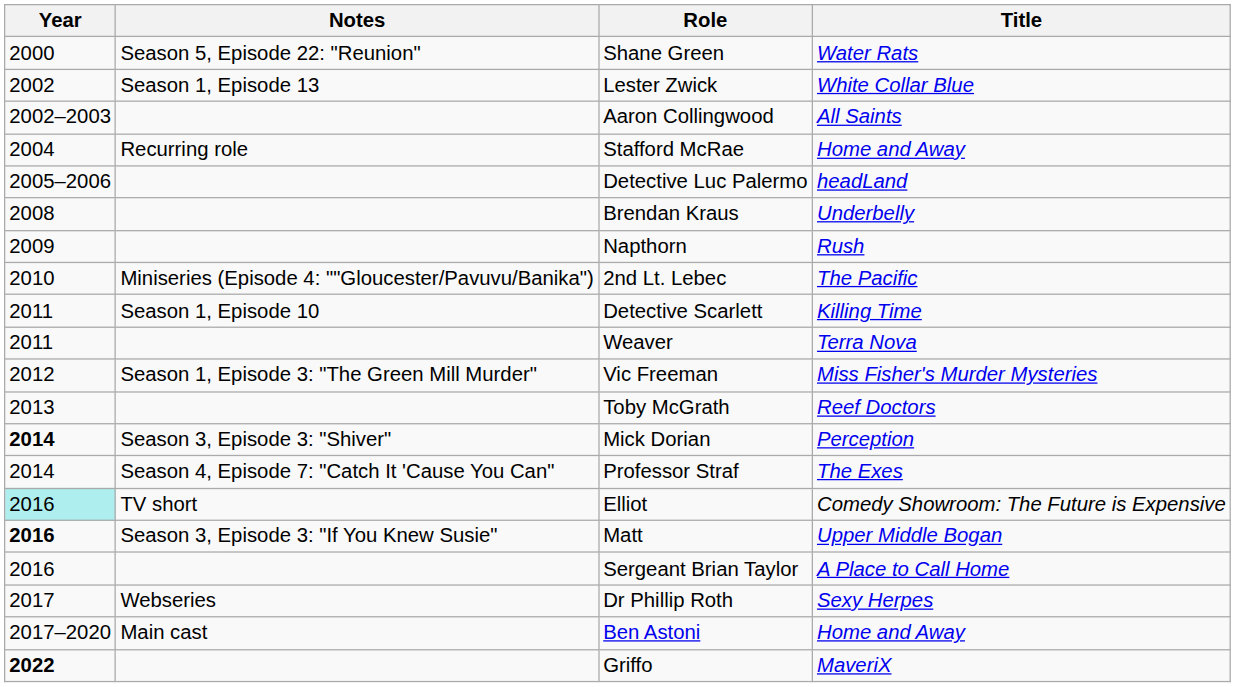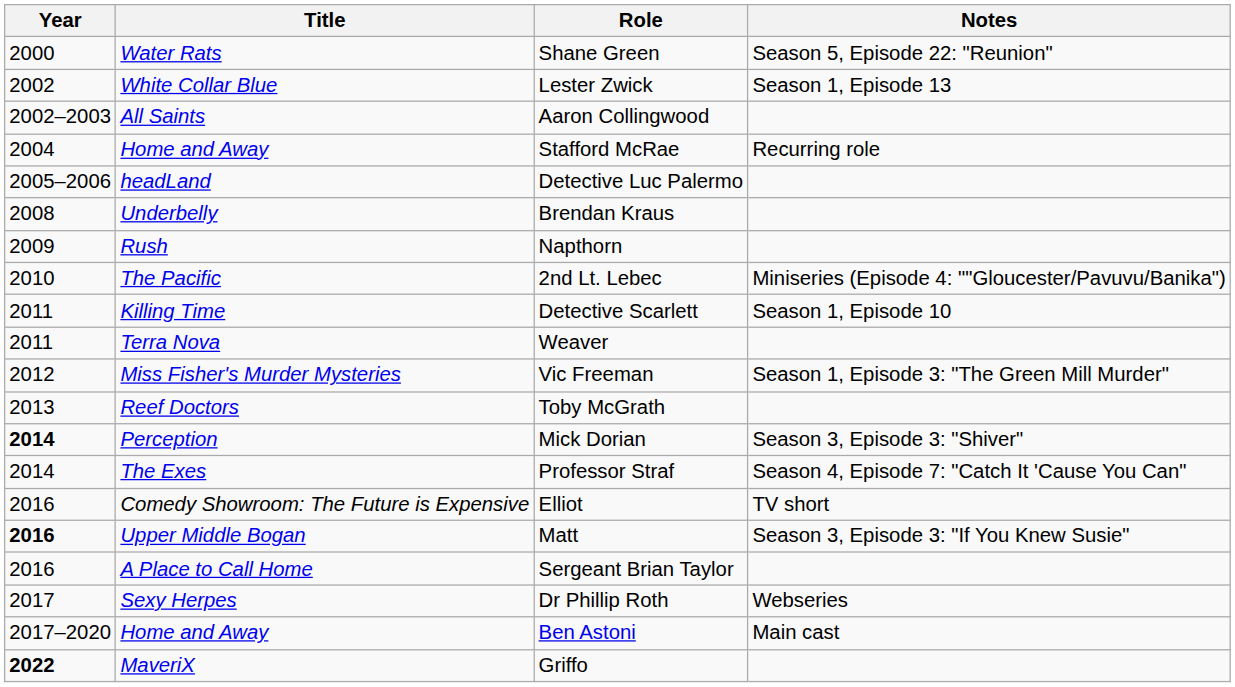columns swapped: (1021, 20) <-> (357, 20)
(32, 504) paleturquoise background -> (32, 504) no background
